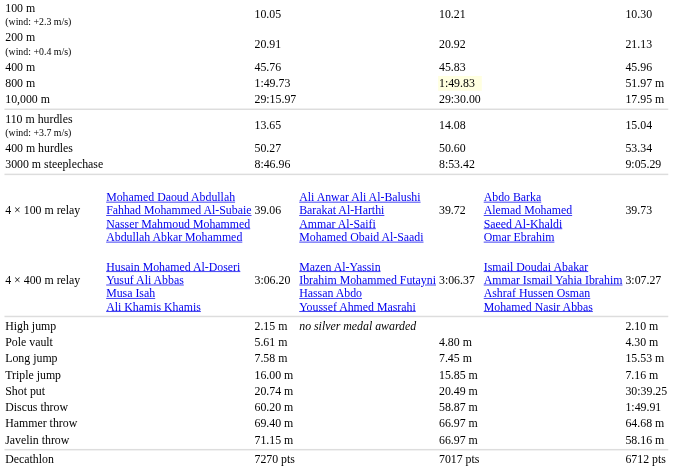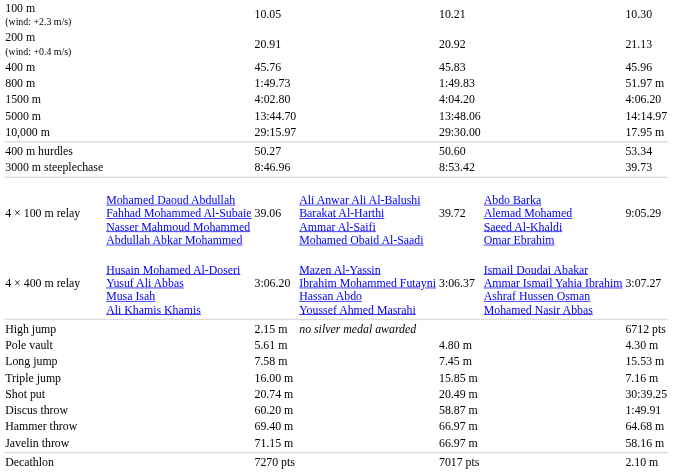(457, 83) lightyellow background -> (457, 83) no background
+ row: (23, 99)
+ row: (23, 116)
- row: (39, 125)
(643, 164) 9:05.29 -> (639, 167) 39.73
(639, 210) 39.73 -> (643, 213) 9:05.29
(642, 326) 2.10 m -> (646, 329) 6712 pts
(646, 459) 6712 pts -> (642, 462) 2.10 m
